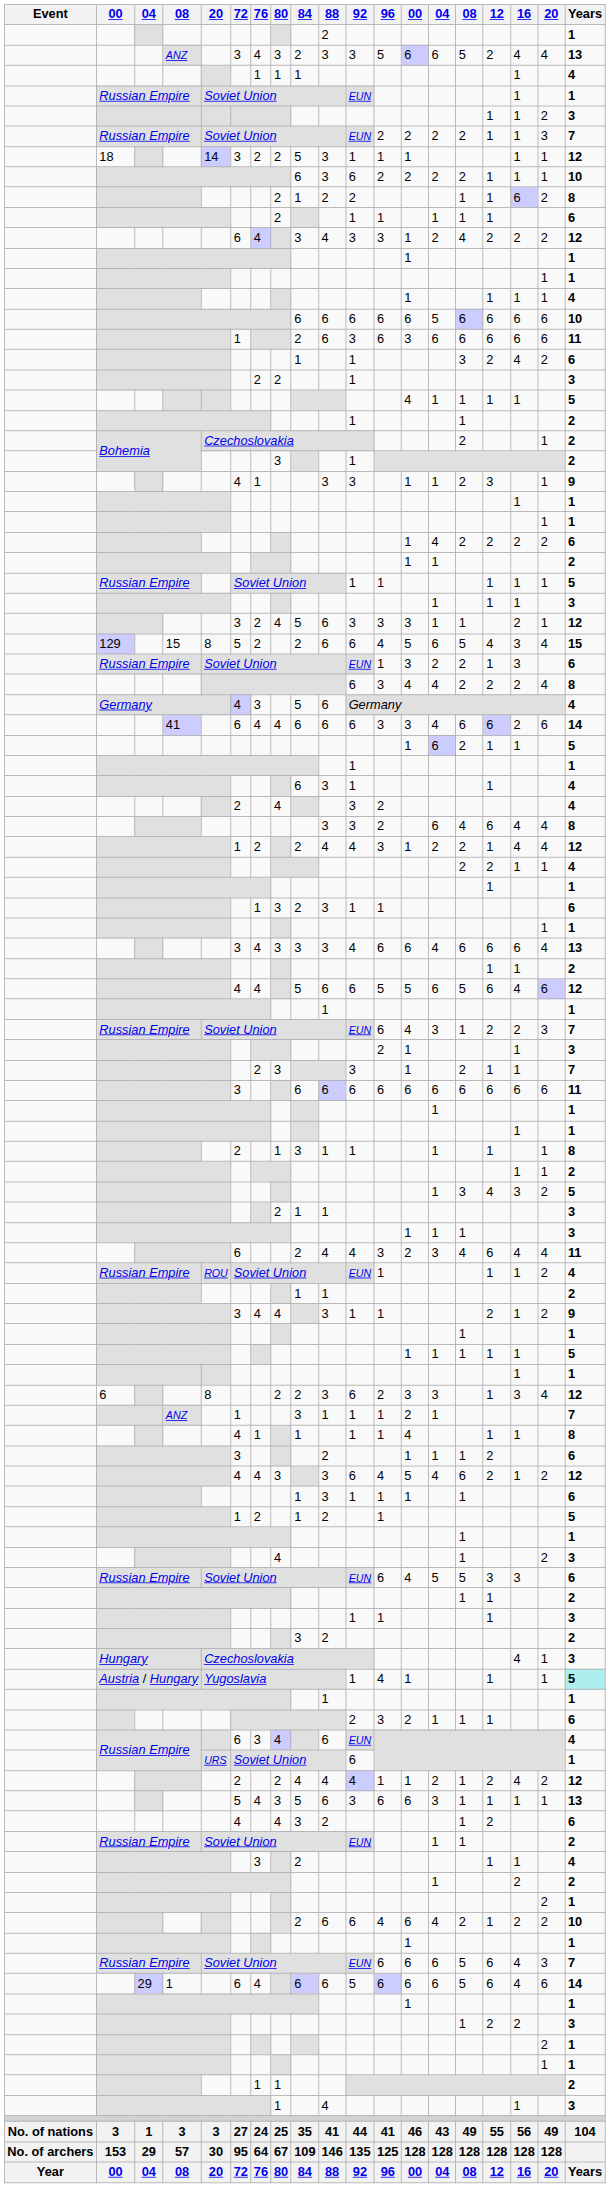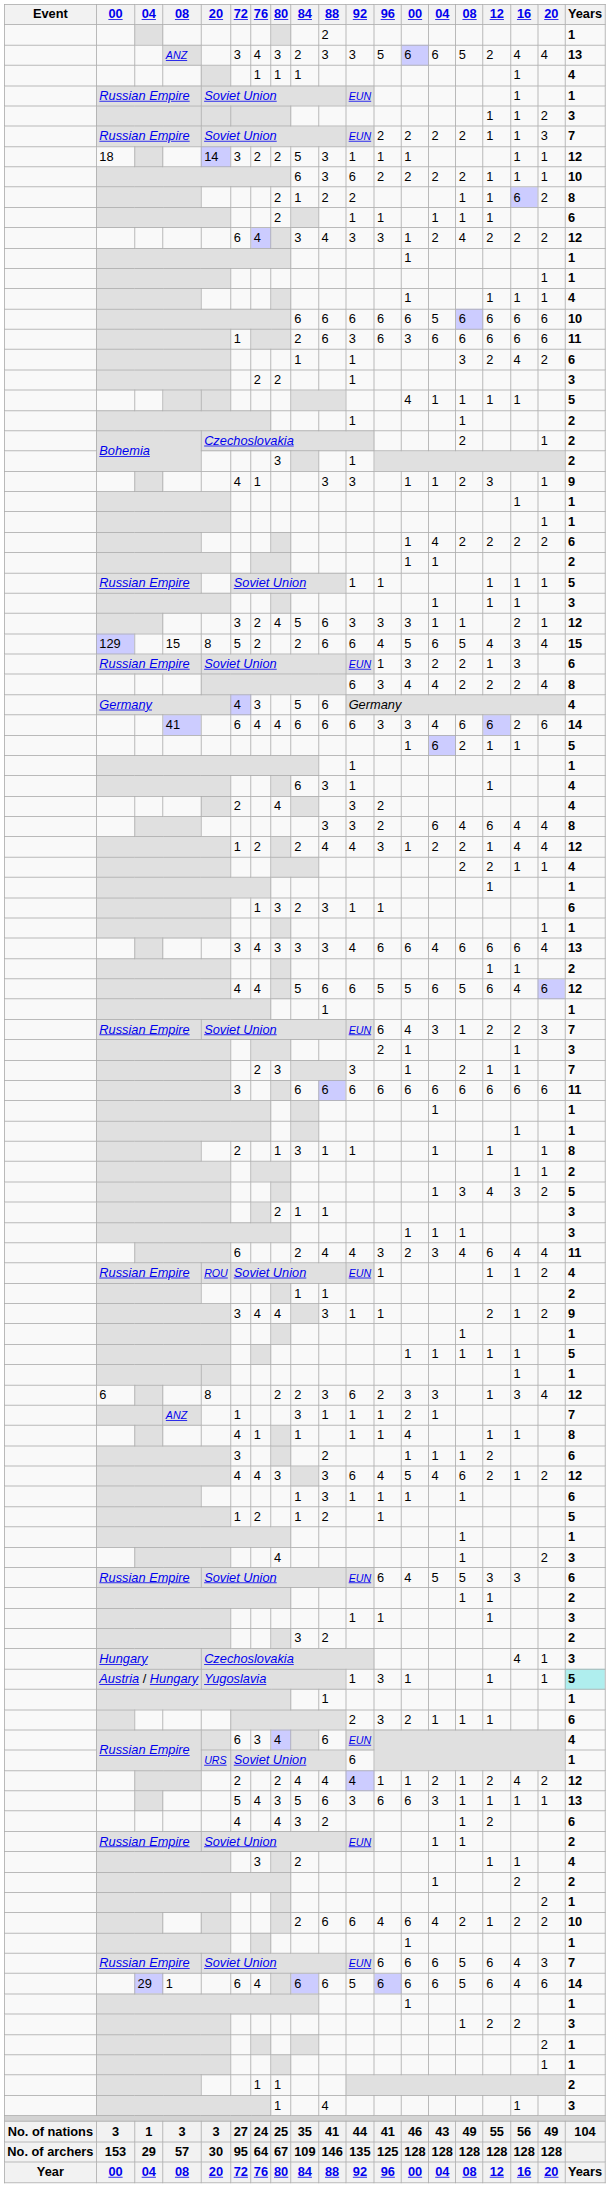(381, 1679) 4 -> (381, 1679) 3
